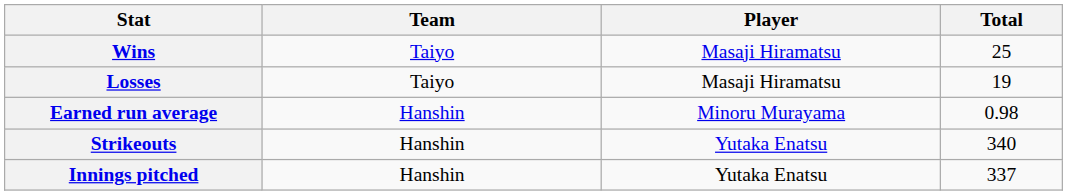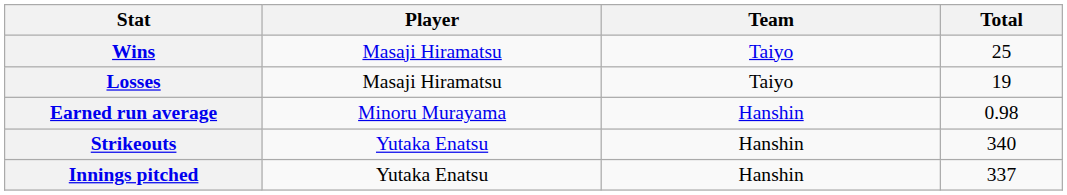columns swapped: (771, 19) <-> (432, 19)
